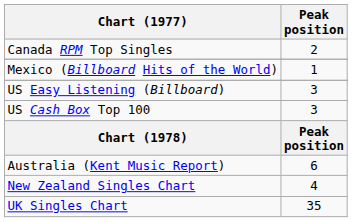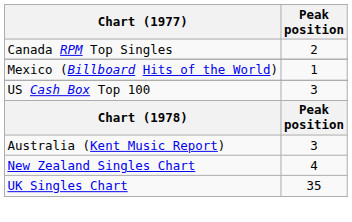- row: (116, 90)
(314, 165) 6 -> (314, 145) 3
